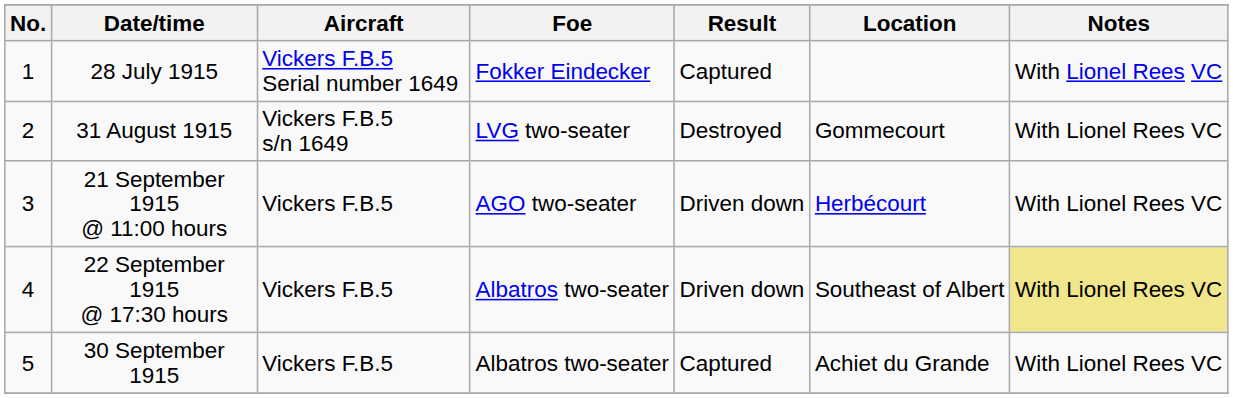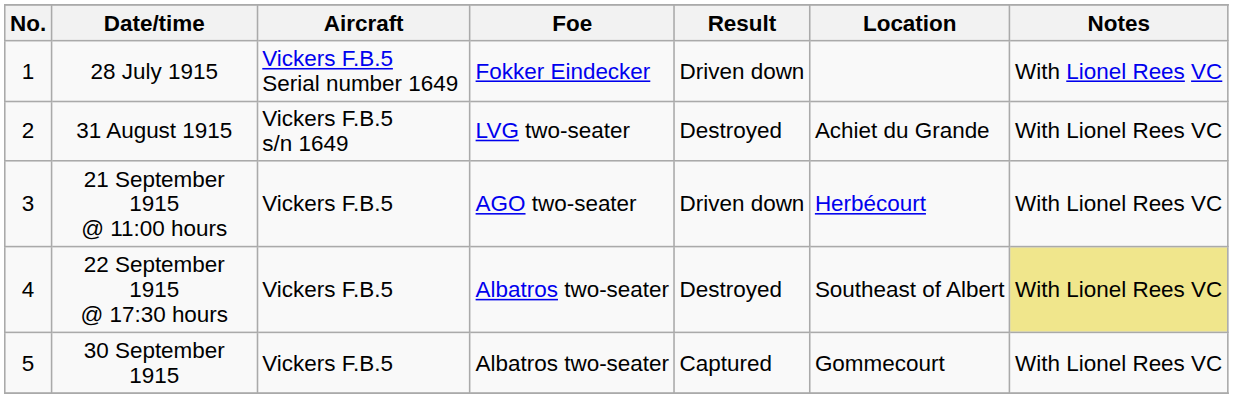(726, 71) Captured -> (742, 71) Driven down
(880, 131) Gommecourt -> (902, 131) Achiet du Grande
(742, 290) Driven down -> (731, 290) Destroyed
(902, 363) Achiet du Grande -> (880, 363) Gommecourt
